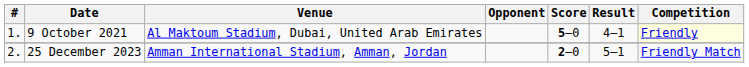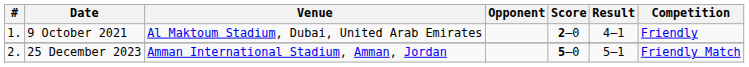(569, 34) 5–0 -> (569, 34) 2–0
(669, 34) lightyellow background -> (669, 34) no background
(569, 53) 2–0 -> (569, 53) 5–0
